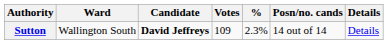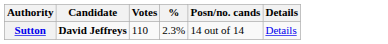- column: (97, 13)
(223, 30) 109 -> (140, 30) 110
